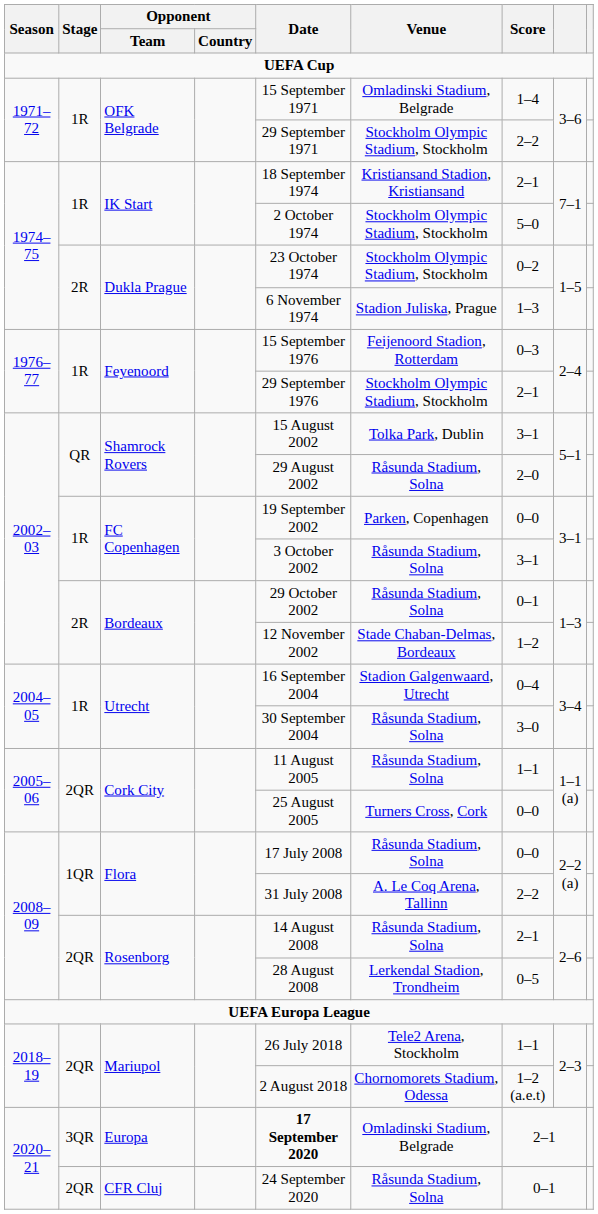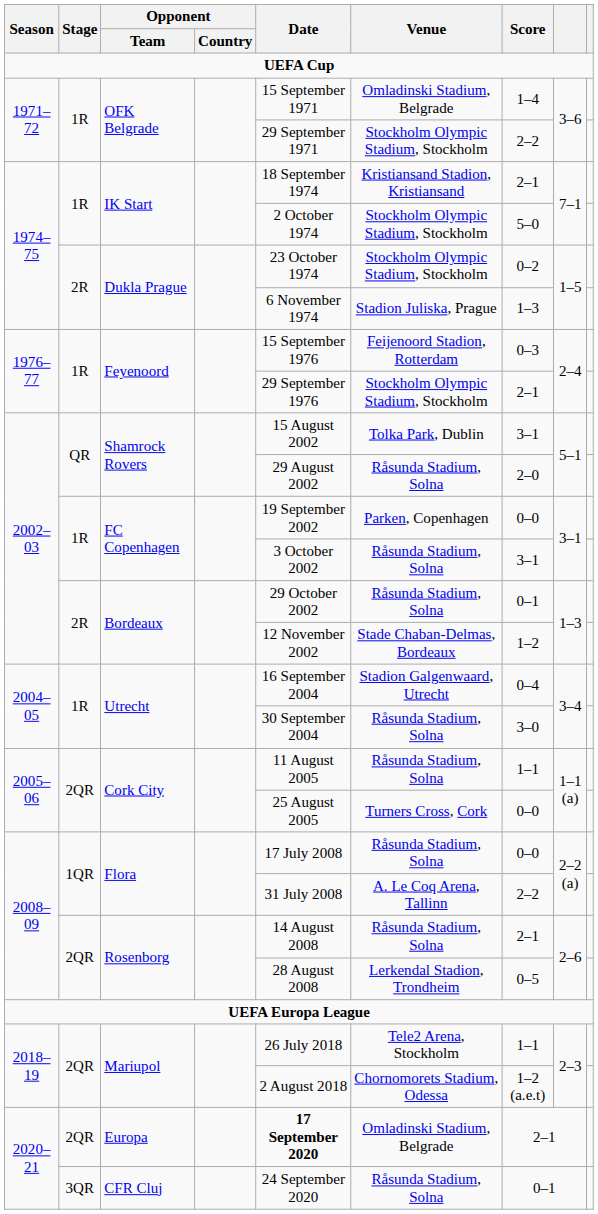(80, 1136) 3QR -> (80, 1136) 2QR
(80, 1187) 2QR -> (80, 1187) 3QR
